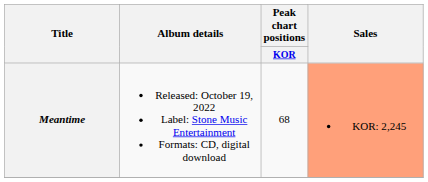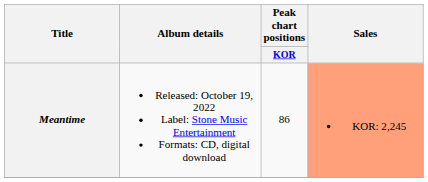(284, 120) 68 -> (284, 120) 86
